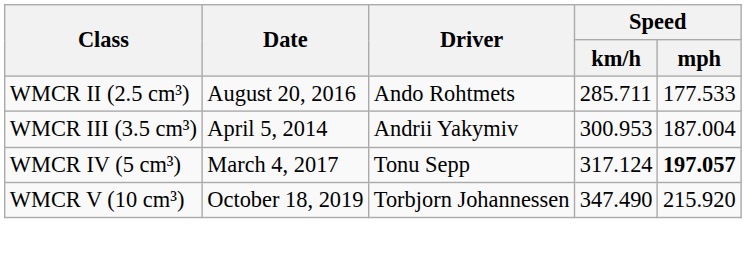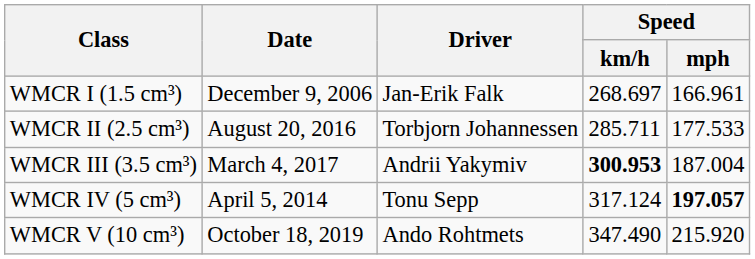+ row: (96, 93)
(444, 93) Ando Rohtmets -> (480, 128) Torbjorn Johannessen
(267, 128) April 5, 2014 -> (273, 164) March 4, 2017
(616, 128) normal -> (625, 164) bold
(273, 164) March 4, 2017 -> (267, 199) April 5, 2014
(472, 199) Torbjorn Johannessen -> (453, 235) Ando Rohtmets
